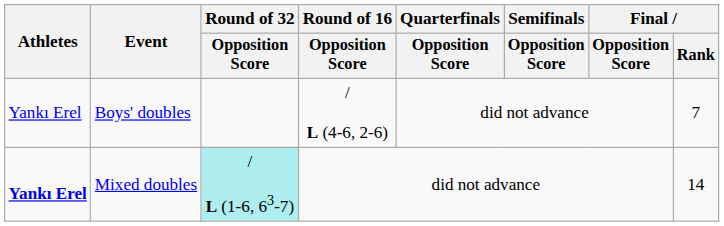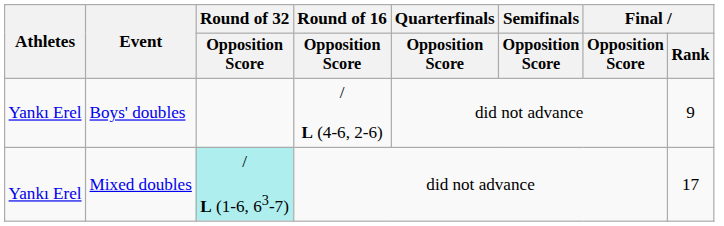(696, 113) 7 -> (691, 113) 9
(48, 194) bold -> (45, 194) normal
(696, 184) 14 -> (691, 184) 17
